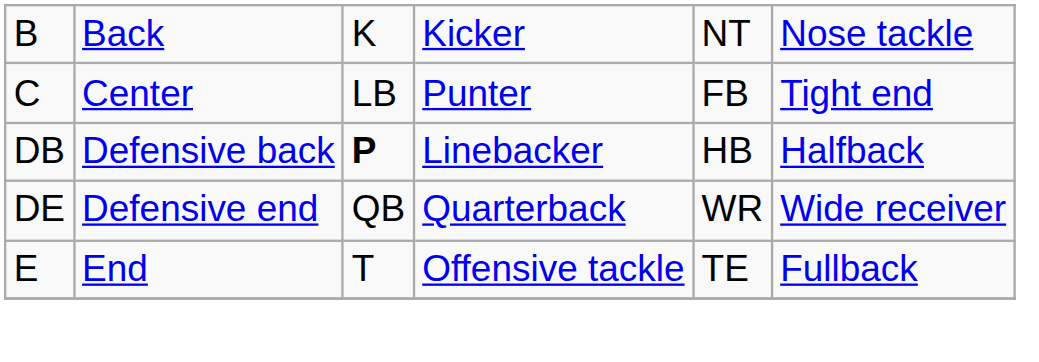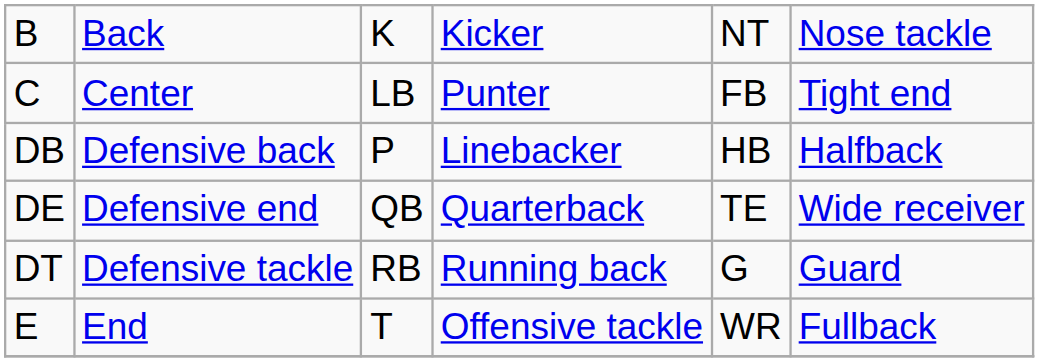(364, 151) bold -> (383, 151) normal
(732, 209) WR -> (744, 209) TE
+ row: (38, 268)
(725, 268) TE -> (751, 326) WR
